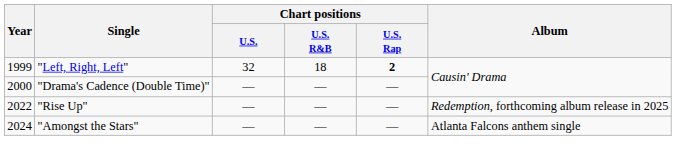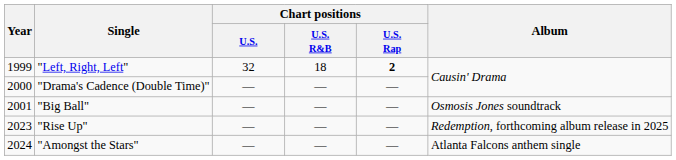+ row: (63, 106)
(20, 106) 2022 -> (20, 125) 2023
